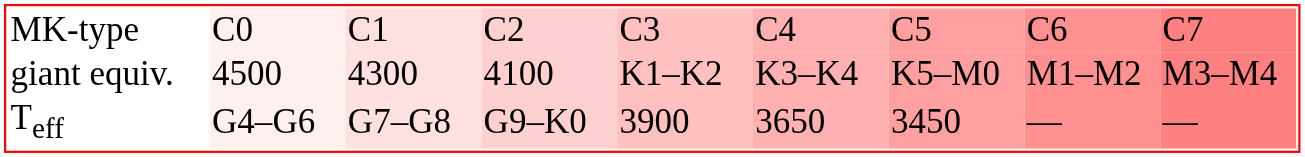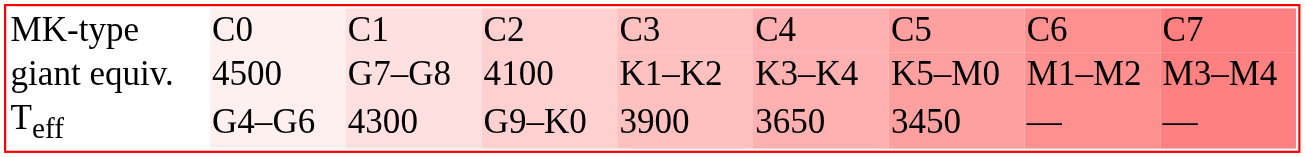(383, 73) 4300 -> (399, 73) G7–G8
(399, 121) G7–G8 -> (383, 121) 4300
